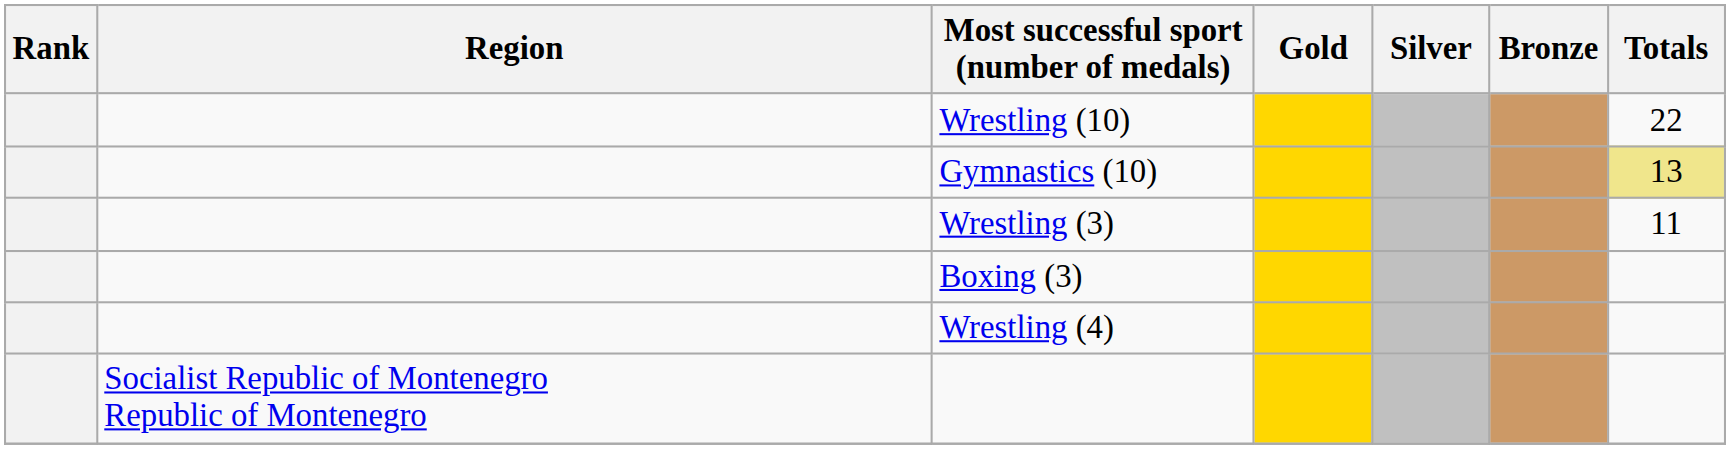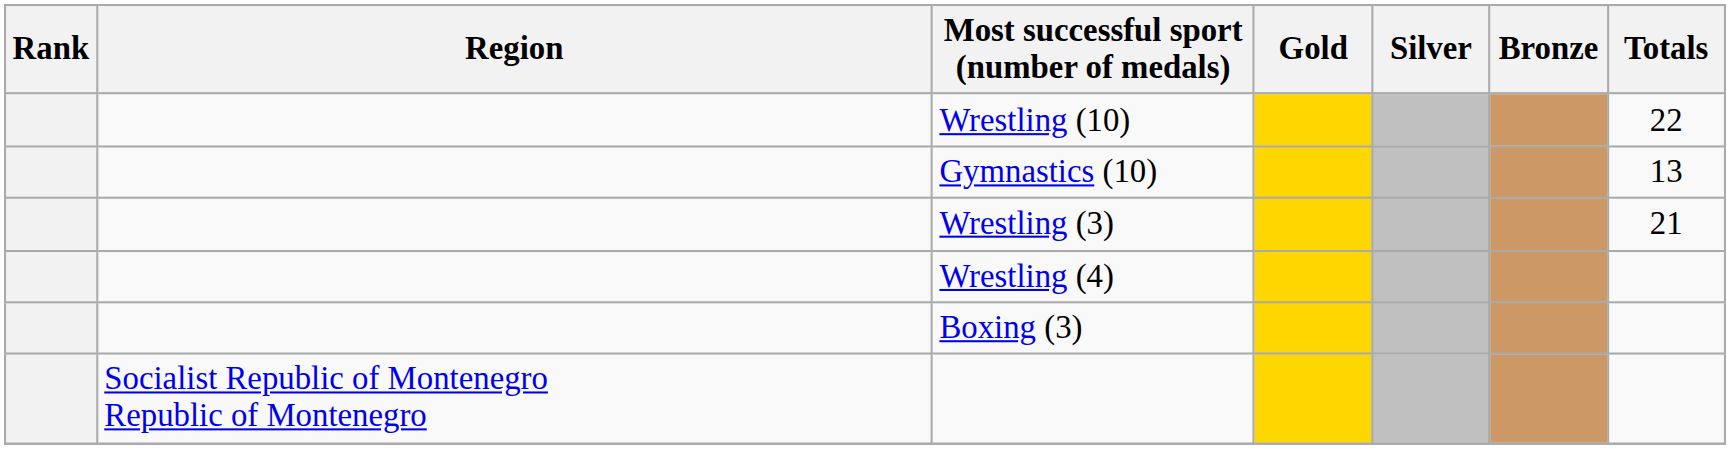(1666, 171) khaki background -> (1666, 171) no background
(1666, 223) 11 -> (1666, 223) 21
rows swapped: (514, 276) <-> (514, 328)
